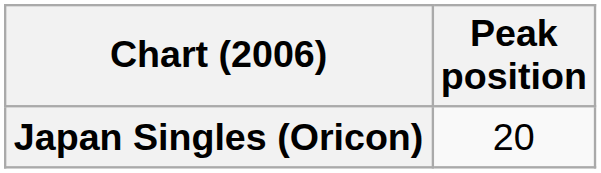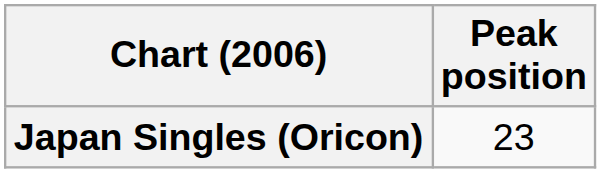(514, 136) 20 -> (514, 136) 23
